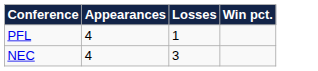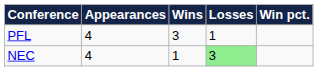+ column: (187, 14)
(176, 55) no background -> (212, 55) lightgreen background
